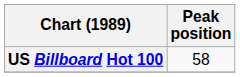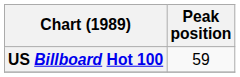(201, 59) 58 -> (201, 59) 59
